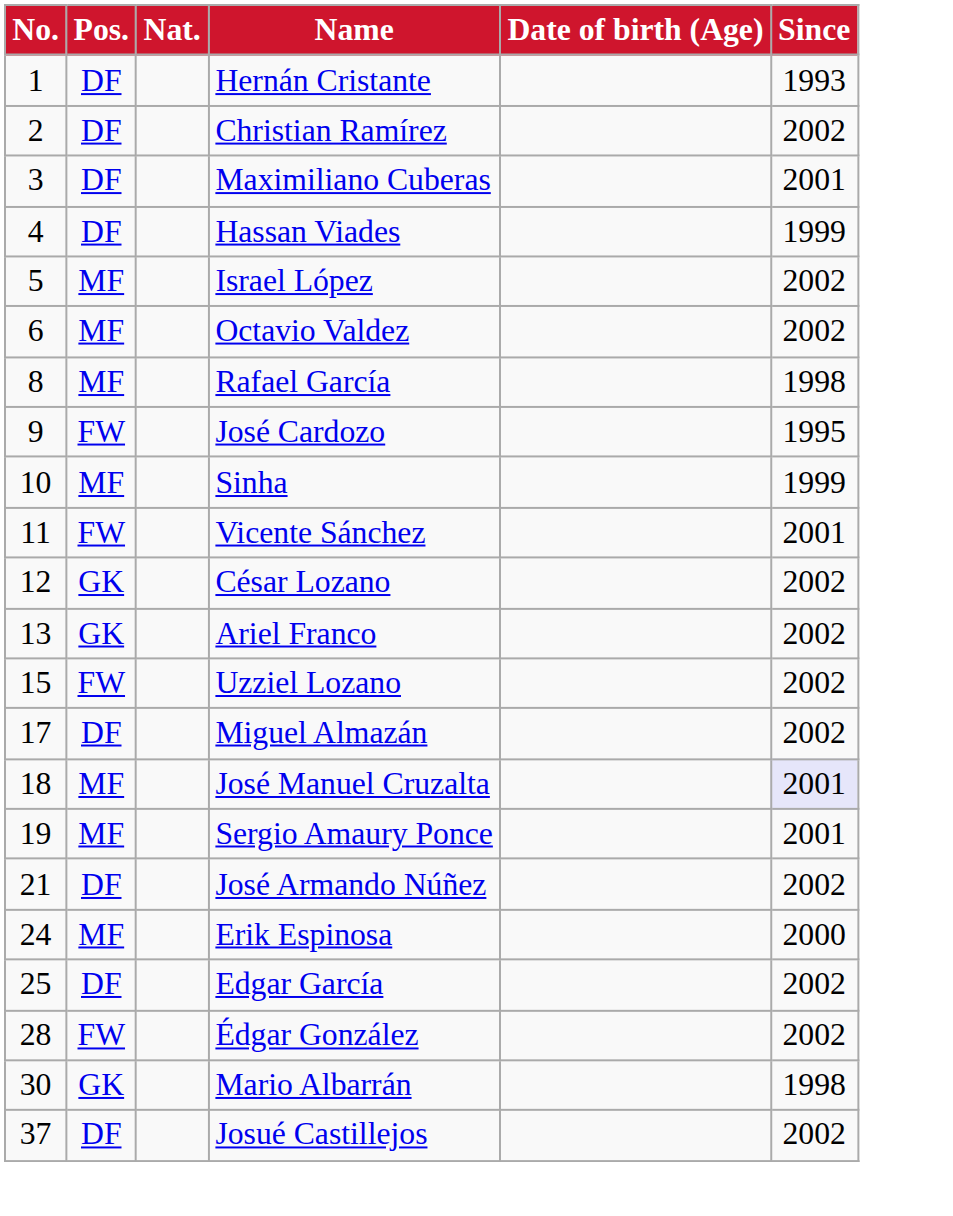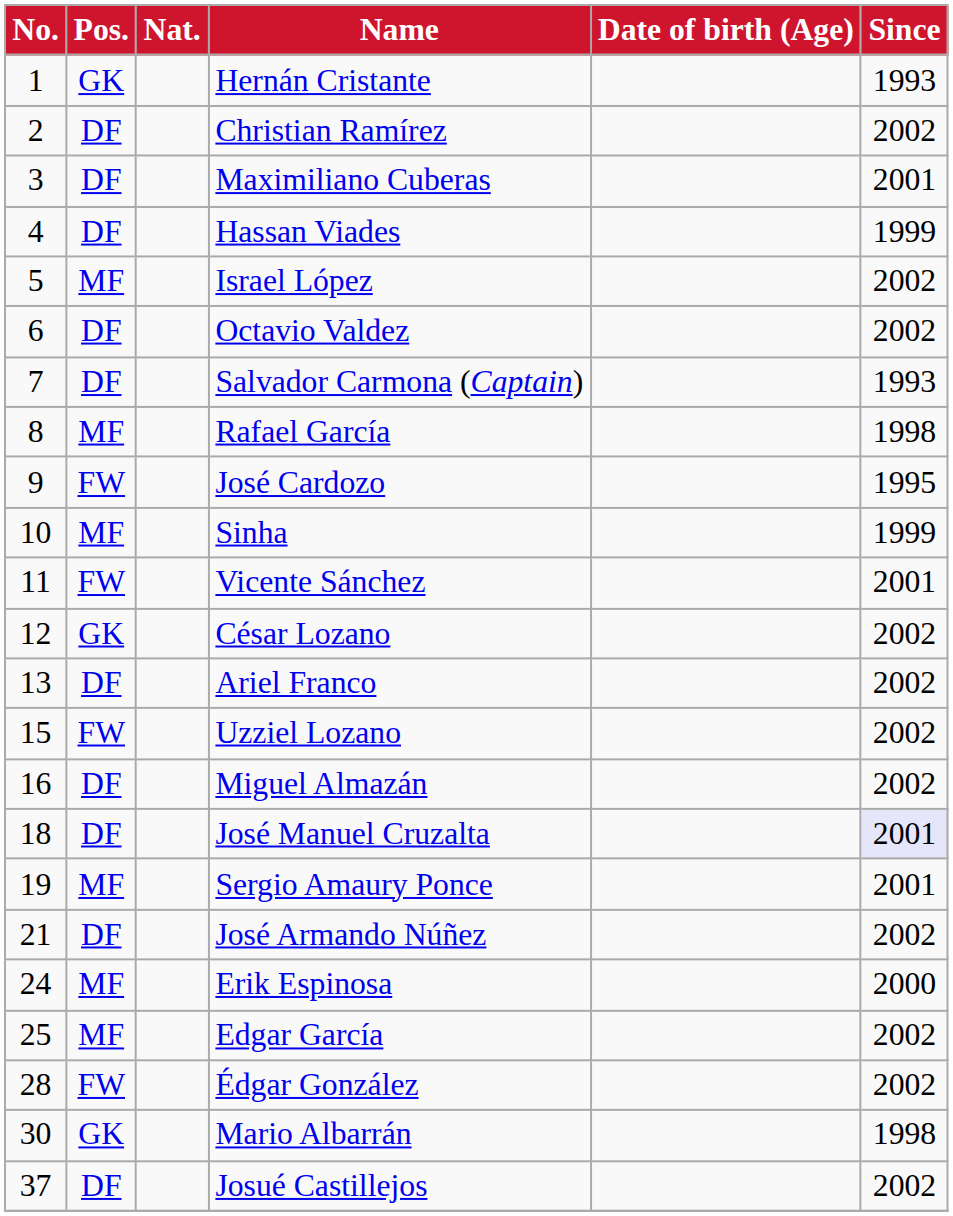(101, 79) DF -> (101, 79) GK
(101, 331) MF -> (101, 331) DF
+ row: (399, 381)
(101, 632) GK -> (101, 682) DF
(36, 733) 17 -> (36, 783) 16
(101, 783) MF -> (101, 833) DF
(101, 984) DF -> (101, 1034) MF
